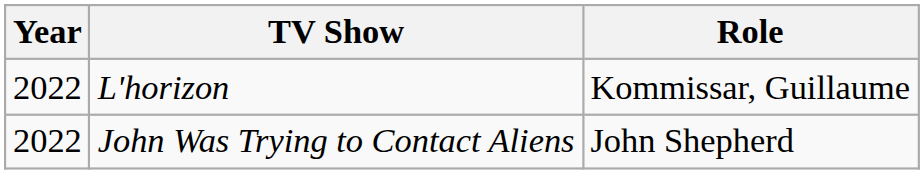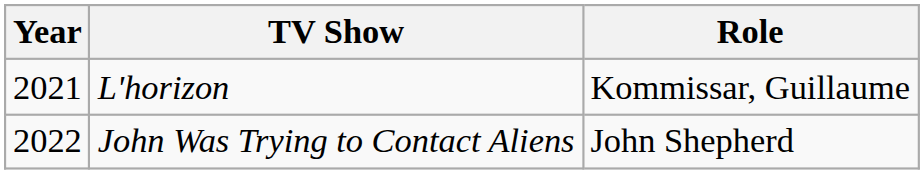(47, 86) 2022 -> (47, 86) 2021
